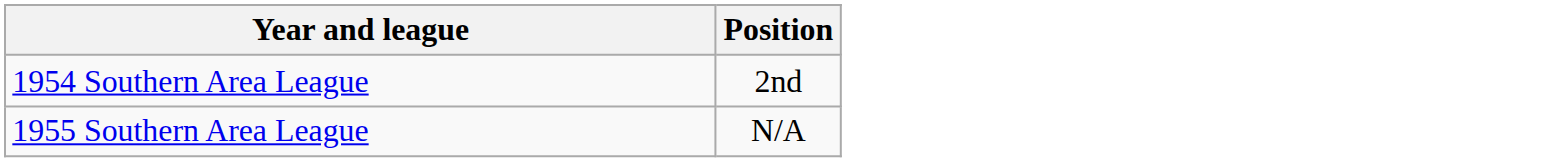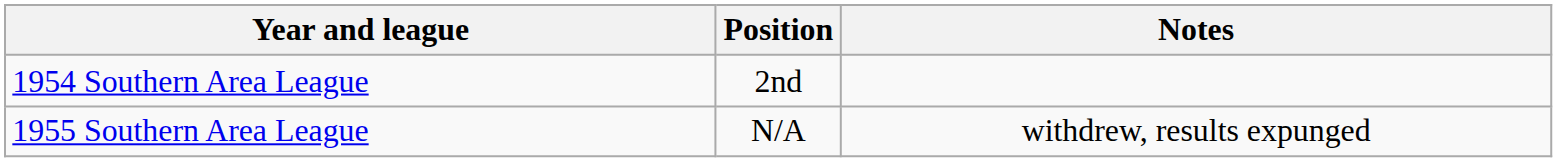+ column: (1196, 29)
